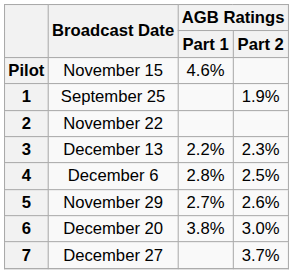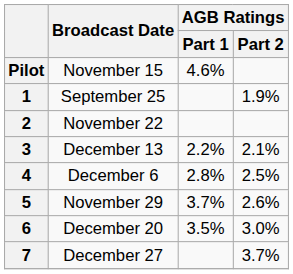(261, 149) 2.3% -> (261, 149) 2.1%
(206, 202) 2.7% -> (206, 202) 3.7%
(206, 228) 3.8% -> (206, 228) 3.5%
